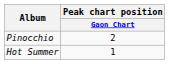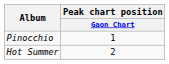(113, 38) 2 -> (113, 38) 1
(113, 52) 1 -> (113, 52) 2
